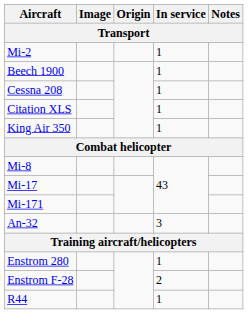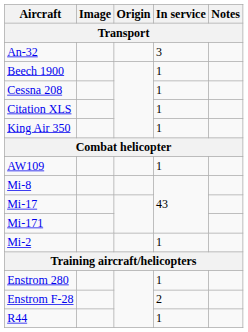rows swapped: (22, 223) <-> (19, 52)
+ row: (26, 166)
